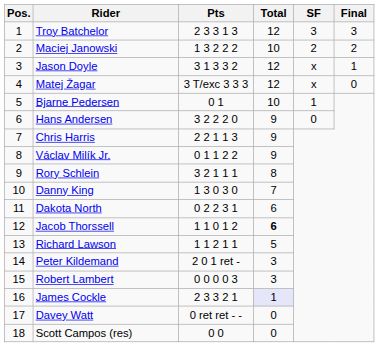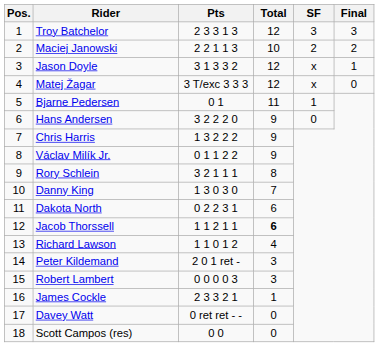(216, 48) 1 3 2 2 2 -> (216, 48) 2 2 1 1 3
(274, 102) 10 -> (274, 102) 11
(216, 137) 2 2 1 1 3 -> (216, 137) 1 3 2 2 2
(216, 226) 1 1 0 1 2 -> (216, 226) 1 1 2 1 1
(216, 244) 1 1 2 1 1 -> (216, 244) 1 1 0 1 2
(274, 244) 5 -> (274, 244) 4
(274, 297) lavender background -> (274, 297) no background
